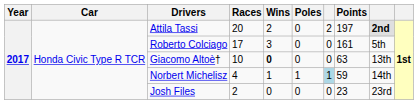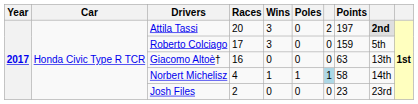(269, 28) 2 -> (269, 28) 3
(345, 44) 161 -> (345, 44) 159
(238, 60) 10 -> (238, 60) 16
(269, 60) bold -> (269, 60) normal
(342, 76) 59 -> (342, 76) 58
